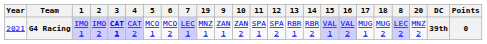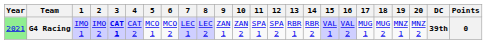columns swapped: (401, 11) <-> (206, 11)
(16, 28) no background -> (16, 28) lightgreen background
